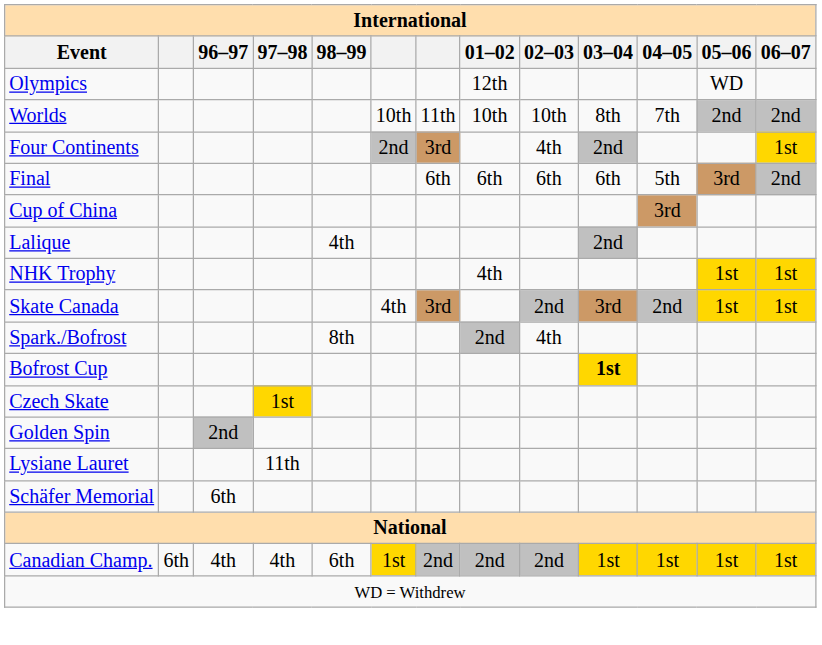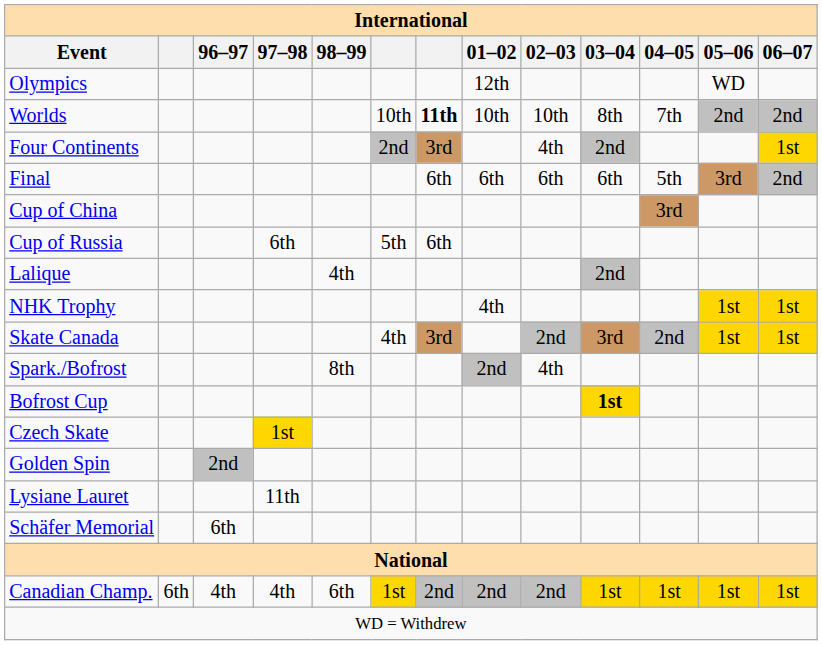(438, 115) normal -> (439, 115) bold
+ row: (66, 242)
